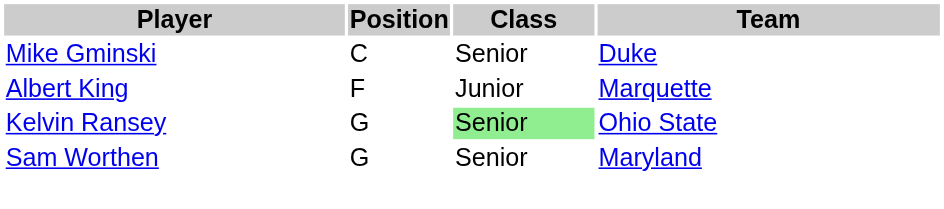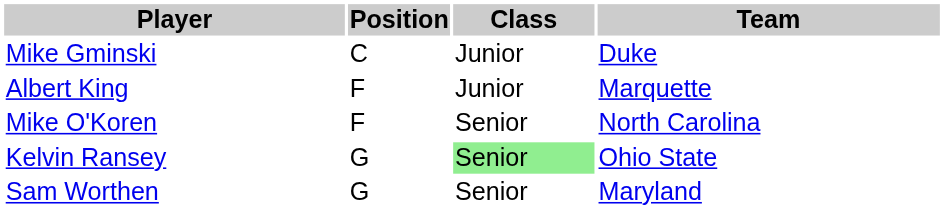(491, 54) Senior -> (489, 54) Junior
+ row: (81, 123)
